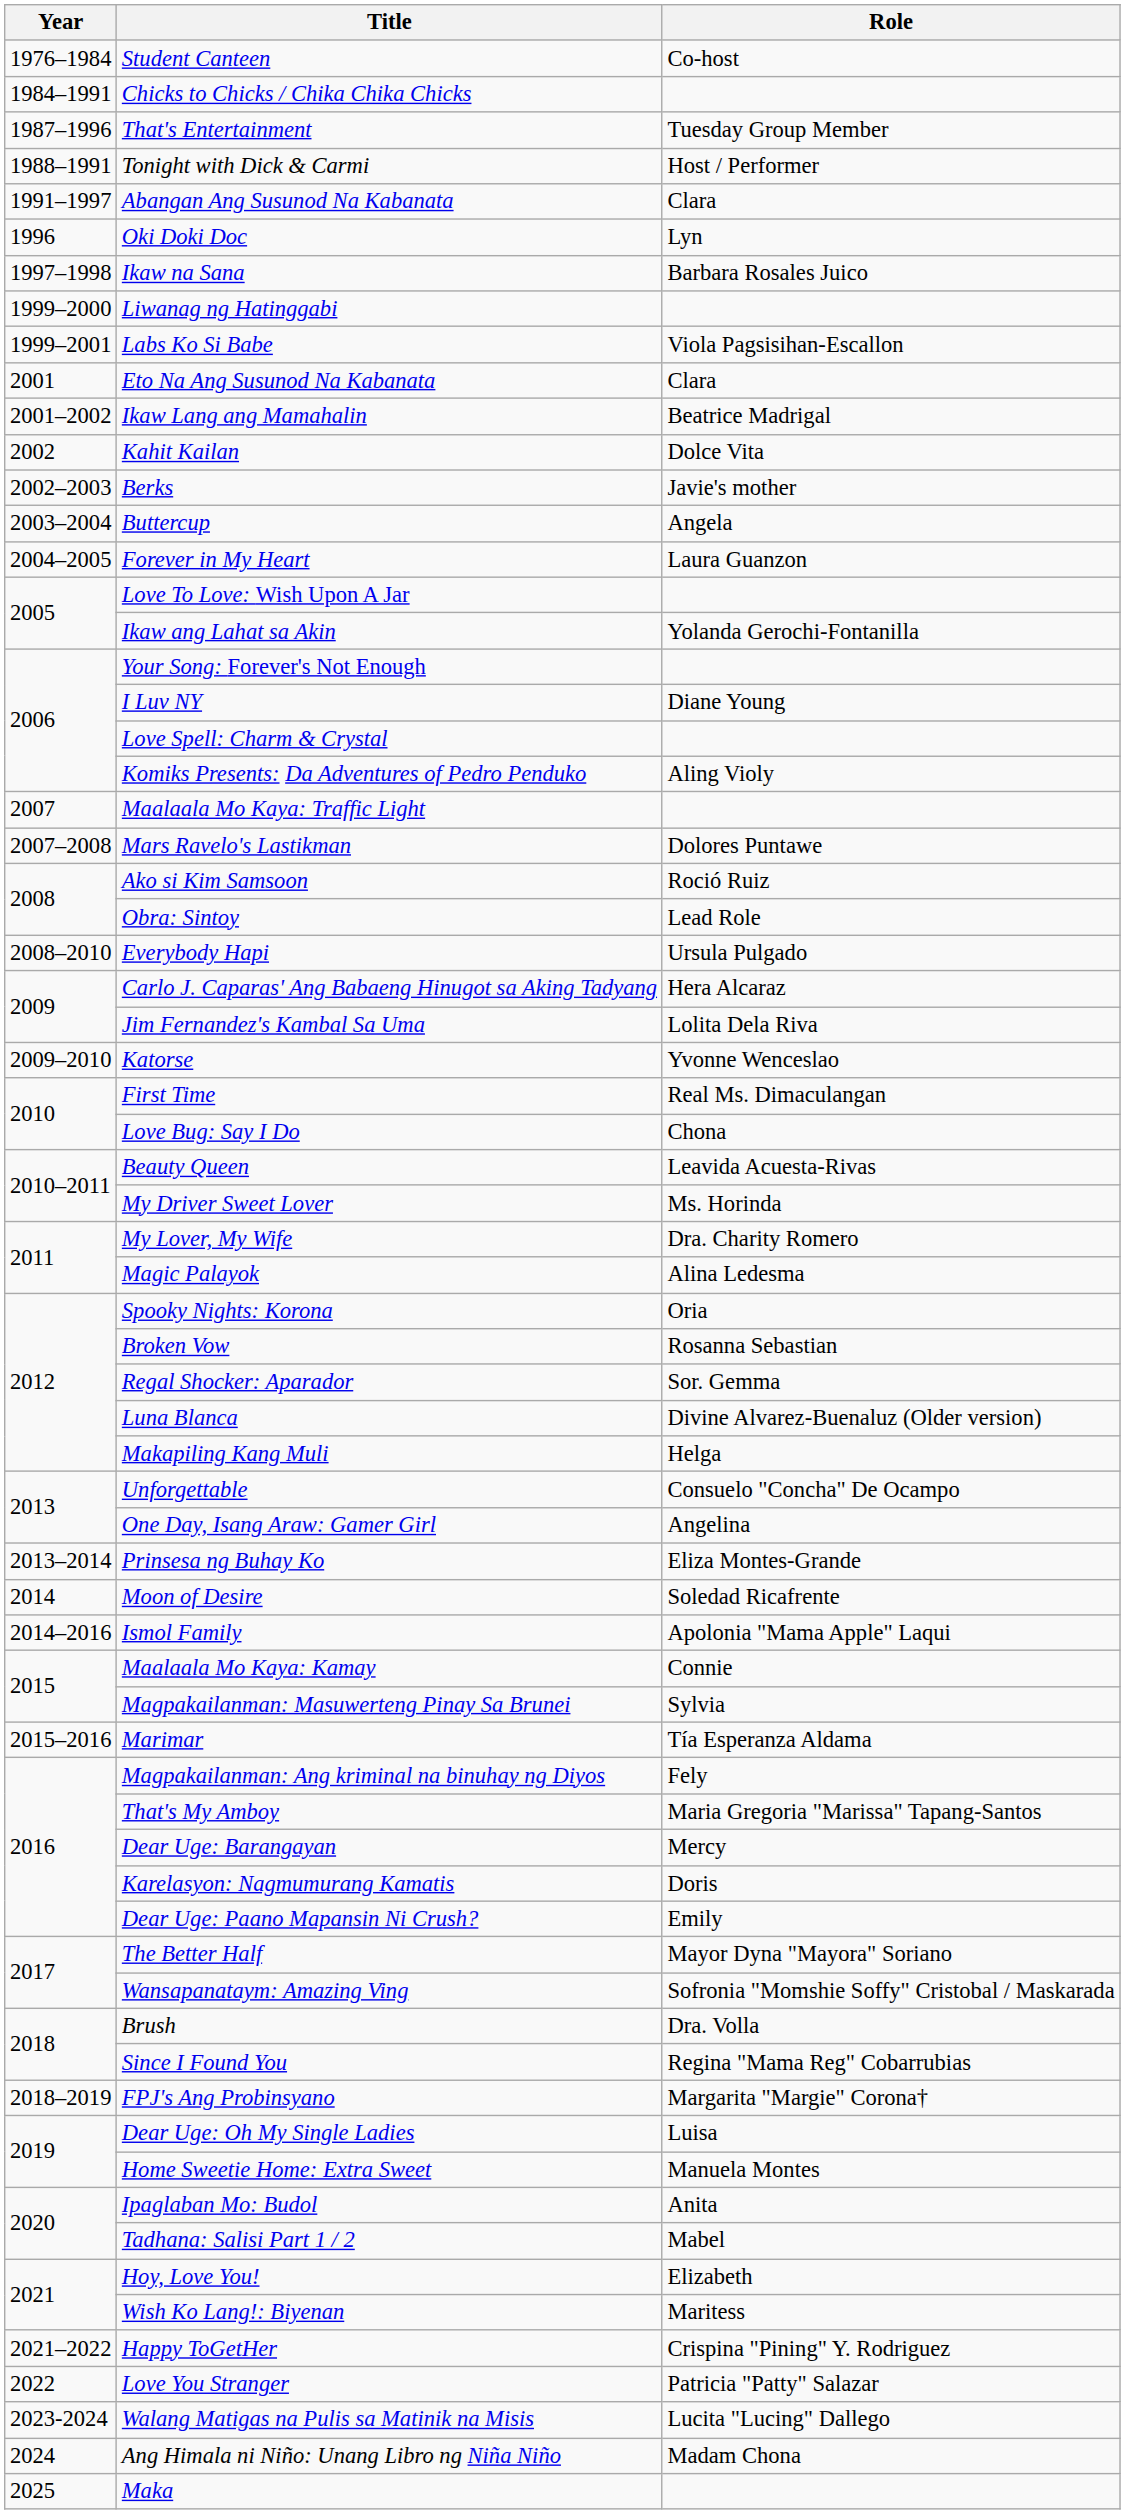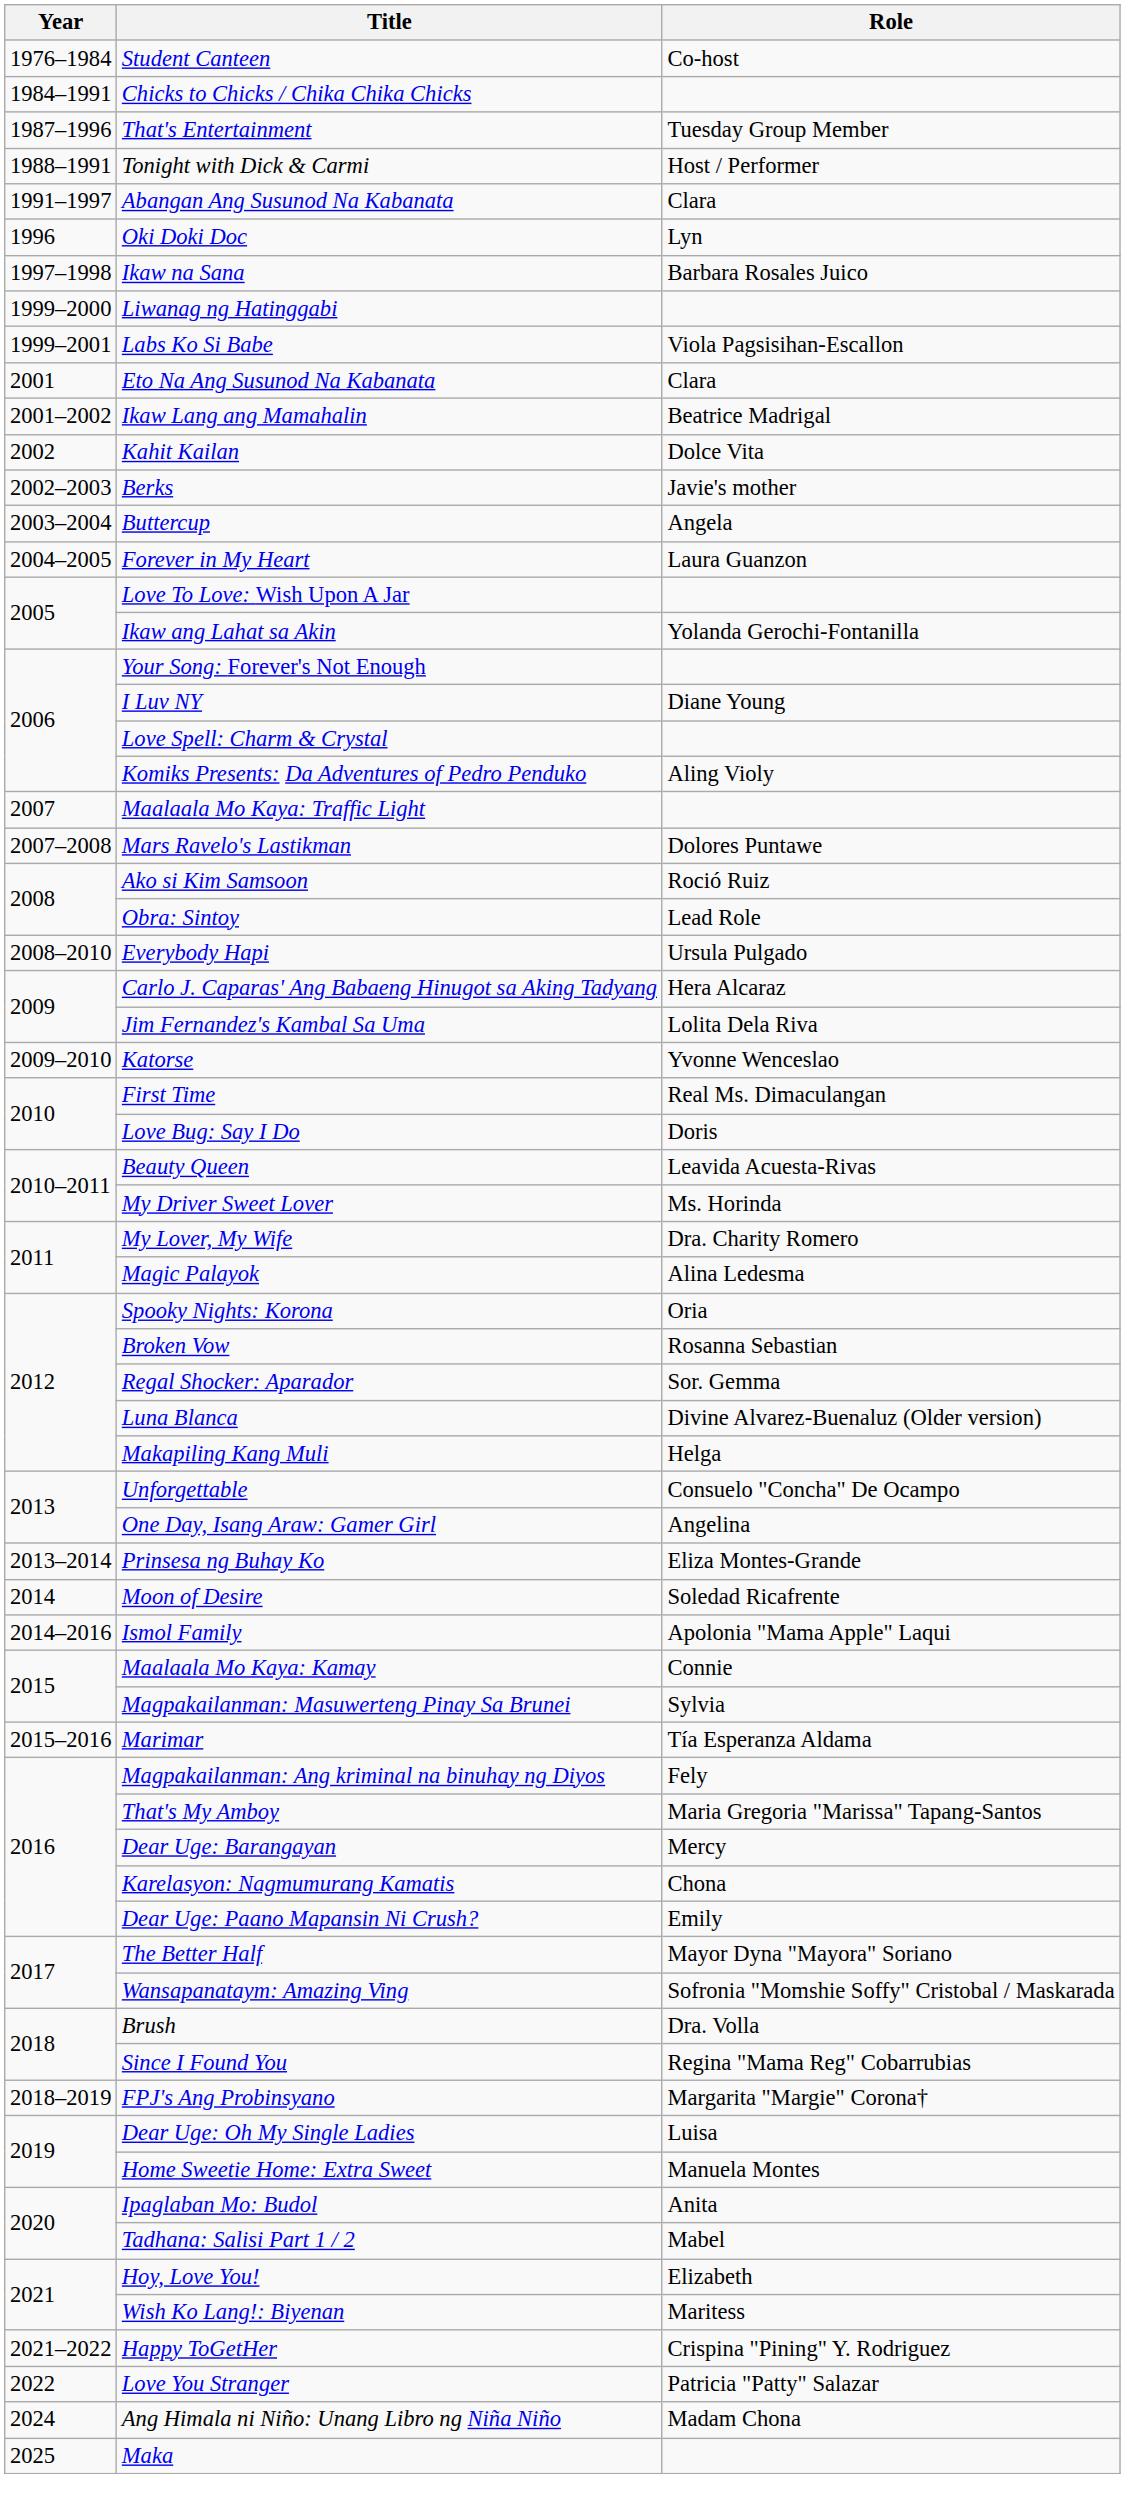(697, 1131) Chona -> (693, 1131) Doris
(693, 1882) Doris -> (697, 1882) Chona
- row: (328, 2419)
